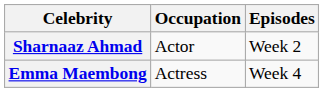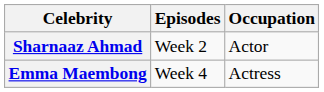columns swapped: (198, 18) <-> (282, 18)
